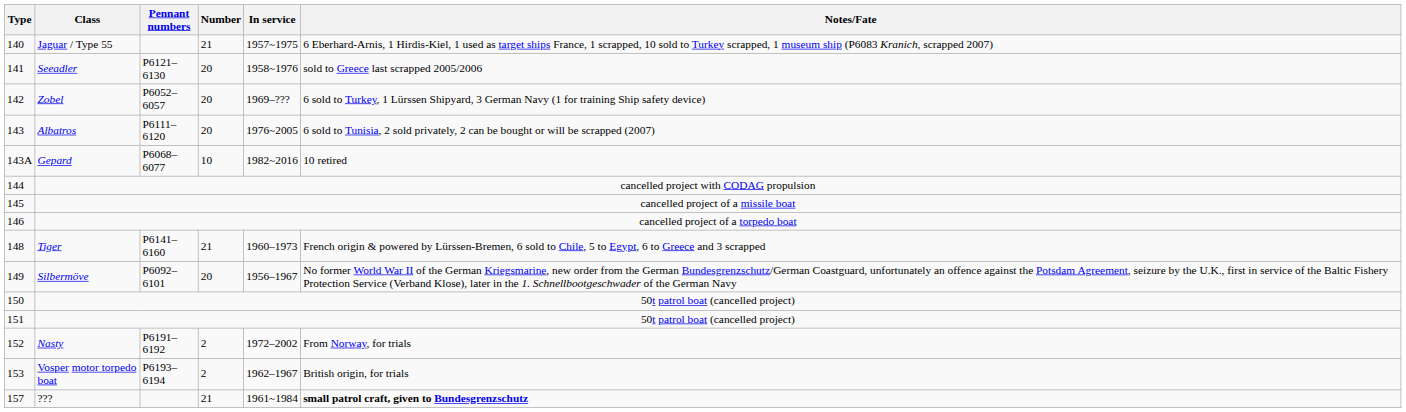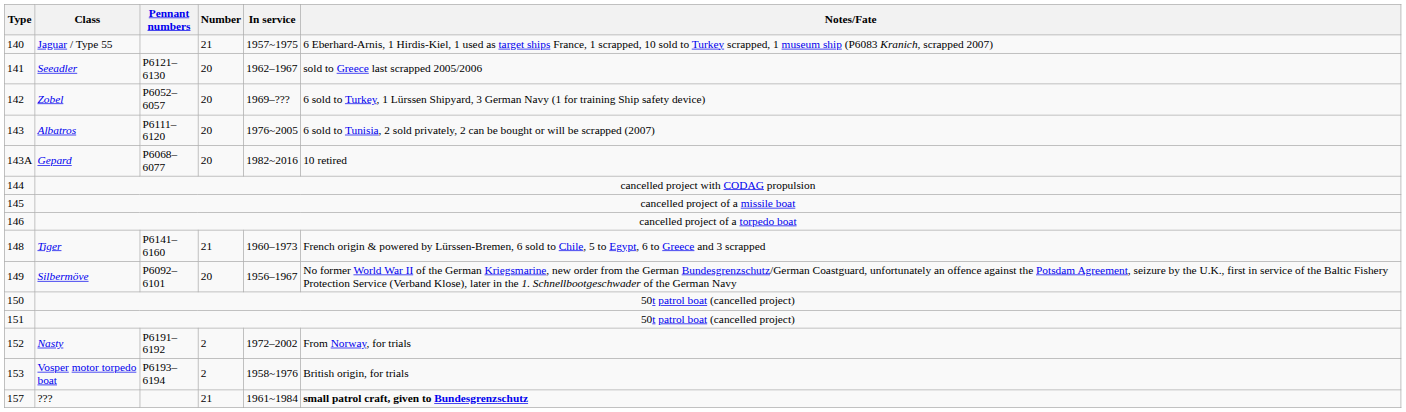(272, 68) 1958~1976 -> (272, 68) 1962–1967
(206, 161) 10 -> (206, 161) 20
(272, 374) 1962–1967 -> (272, 374) 1958~1976
